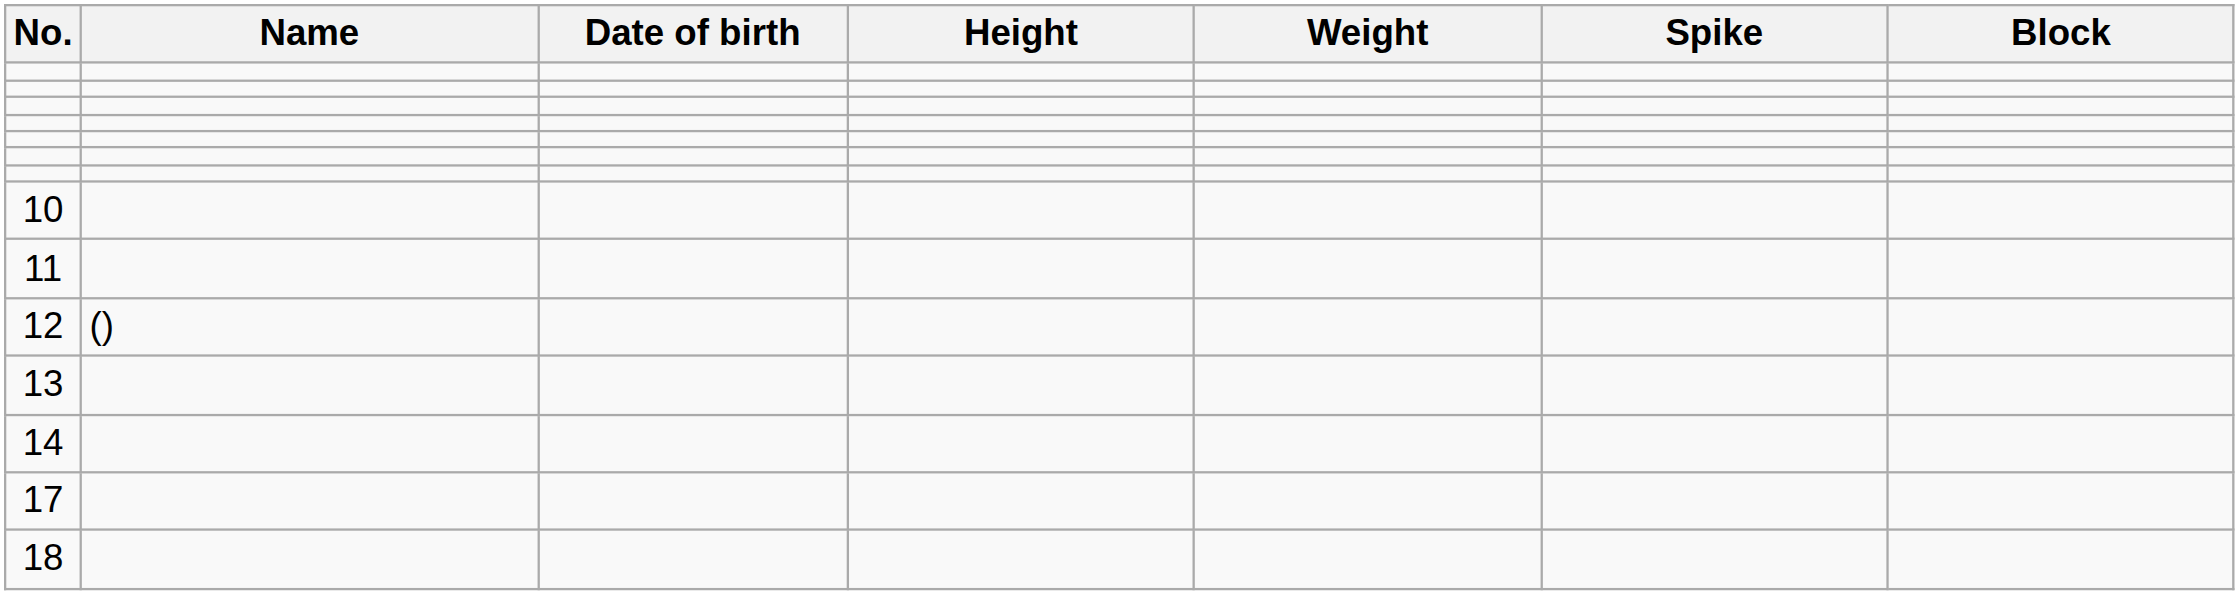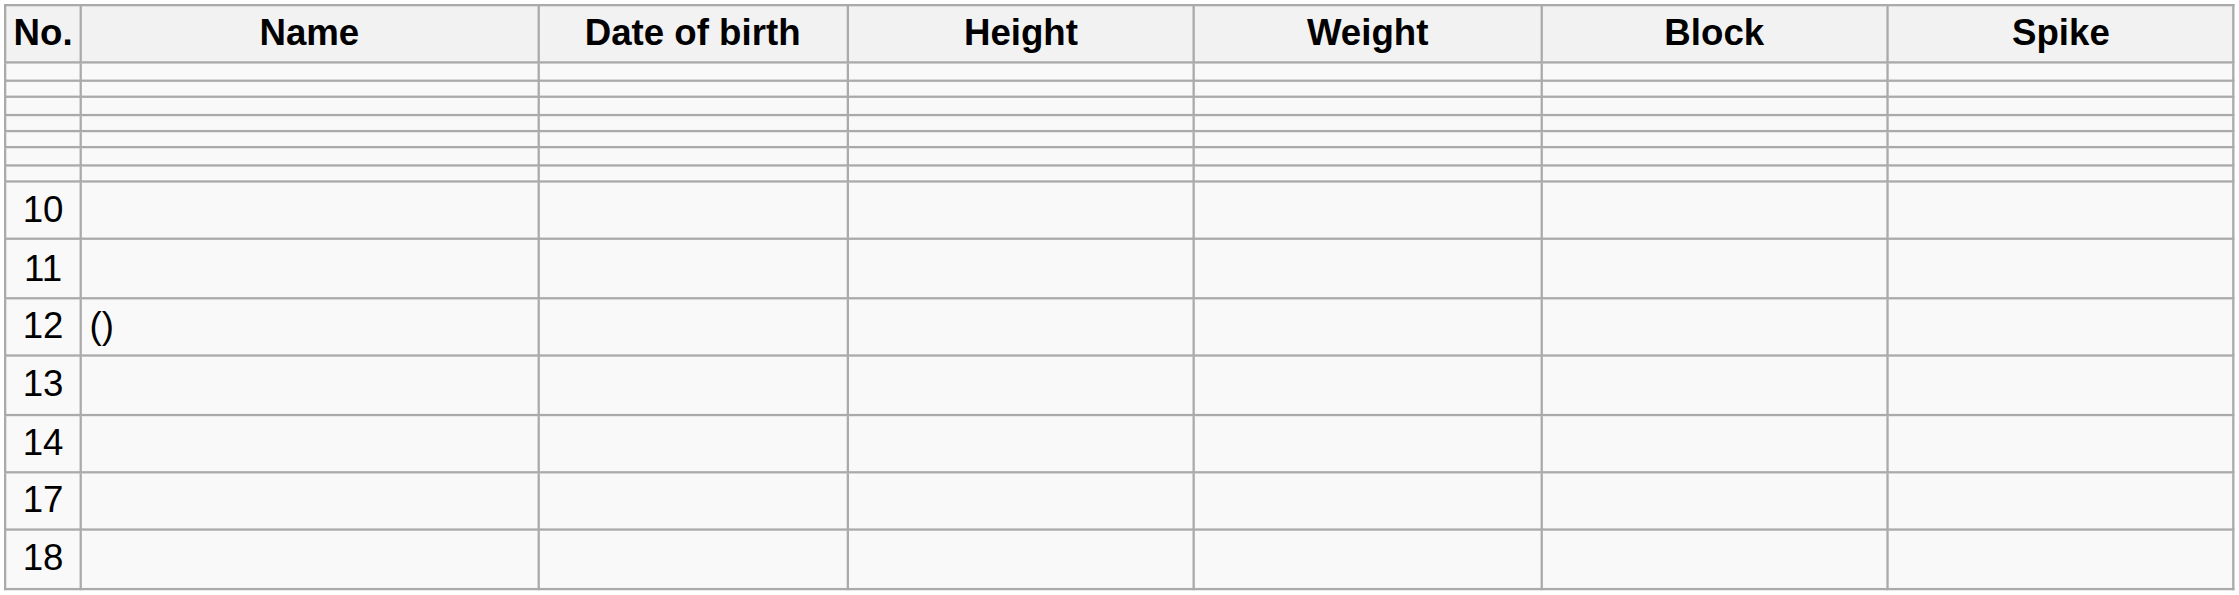columns swapped: (1714, 33) <-> (2061, 33)
